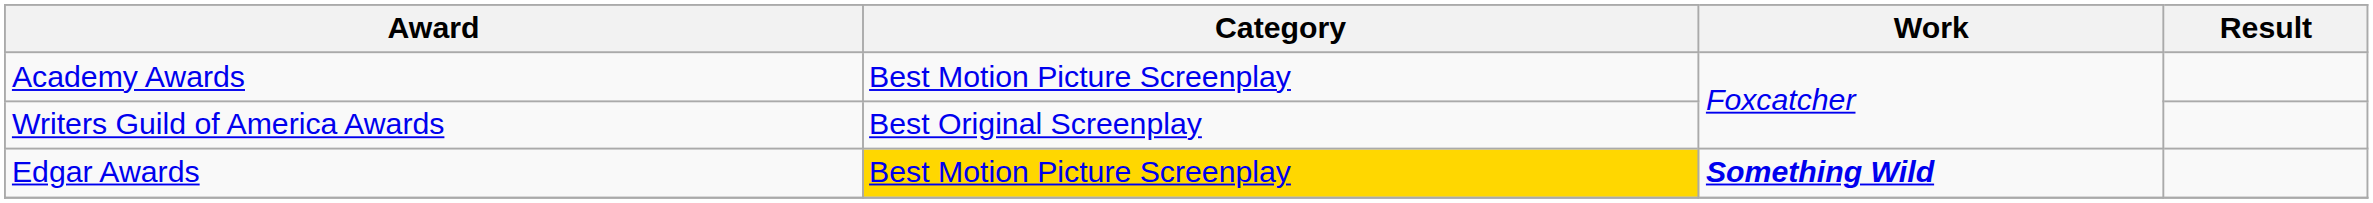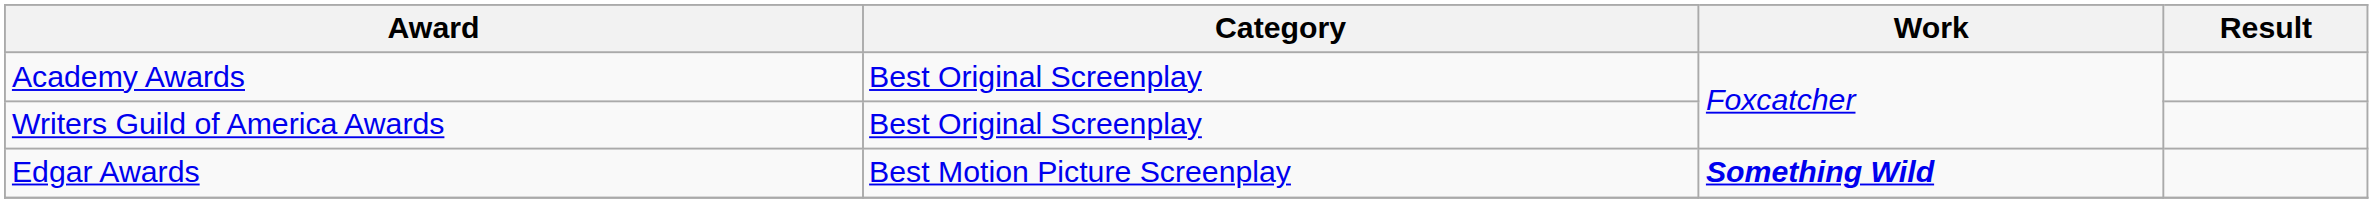(1080, 76) Best Motion Picture Screenplay -> (1035, 76) Best Original Screenplay
(1080, 172) gold background -> (1080, 172) no background
